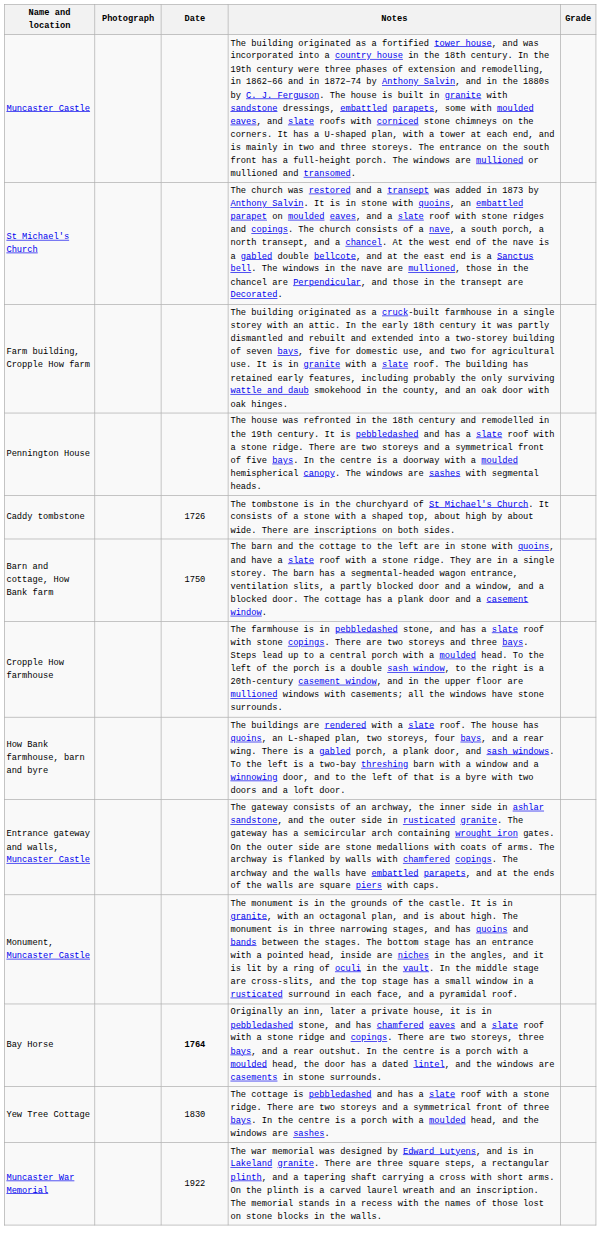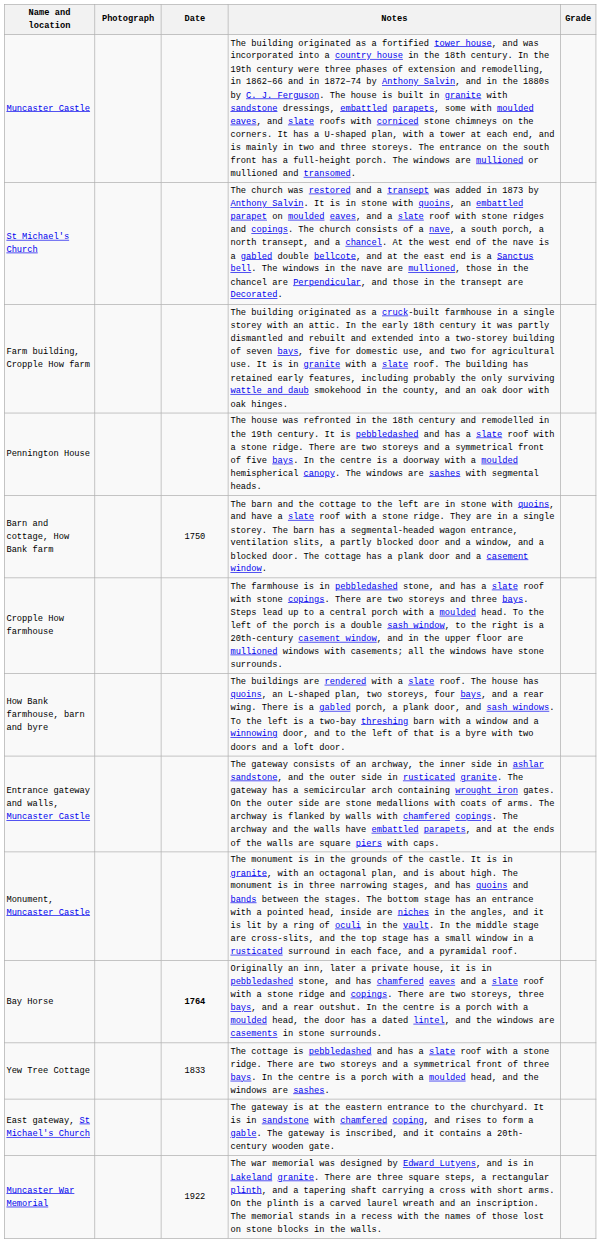- row: (46, 517)
(195, 1114) 1830 -> (195, 1071) 1833
+ row: (48, 1127)
